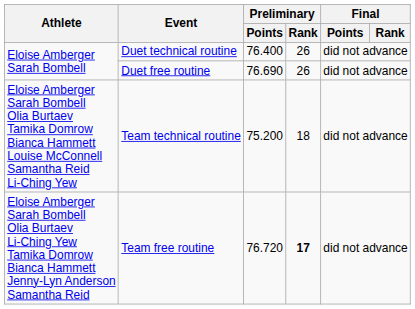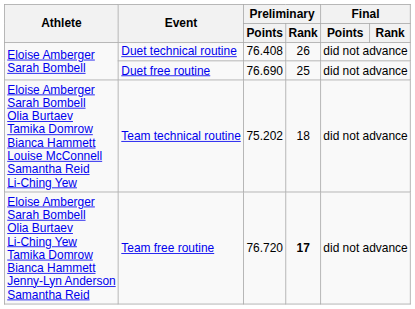(265, 52) 76.400 -> (265, 52) 76.408
(303, 71) 26 -> (303, 71) 25
(265, 136) 75.200 -> (265, 136) 75.202
